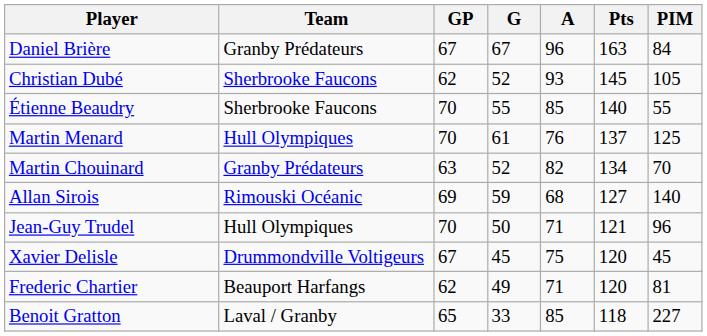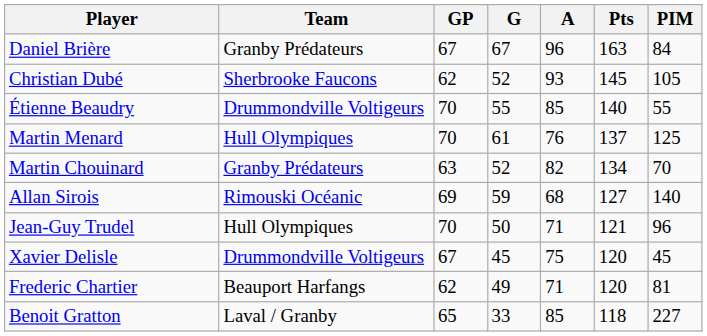(300, 108) Sherbrooke Faucons -> (324, 108) Drummondville Voltigeurs
